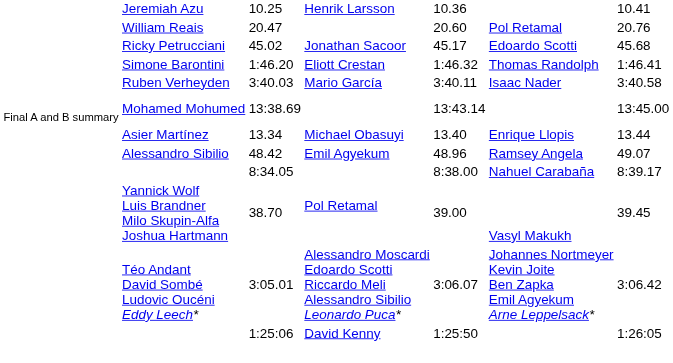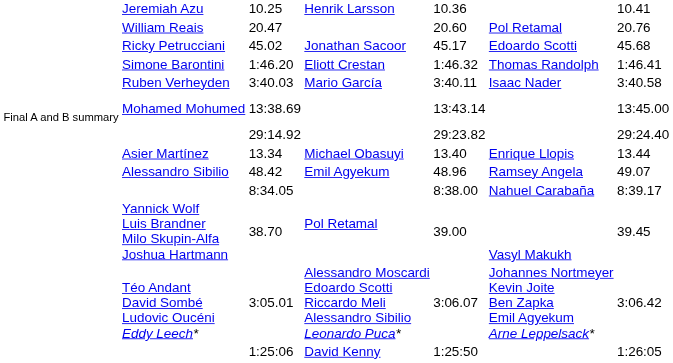+ row: (275, 135)
